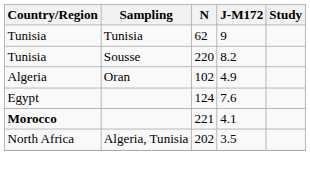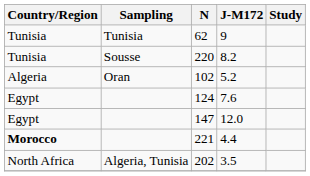(228, 77) 4.9 -> (228, 77) 5.2
+ row: (204, 118)
(228, 118) 4.1 -> (228, 139) 4.4
